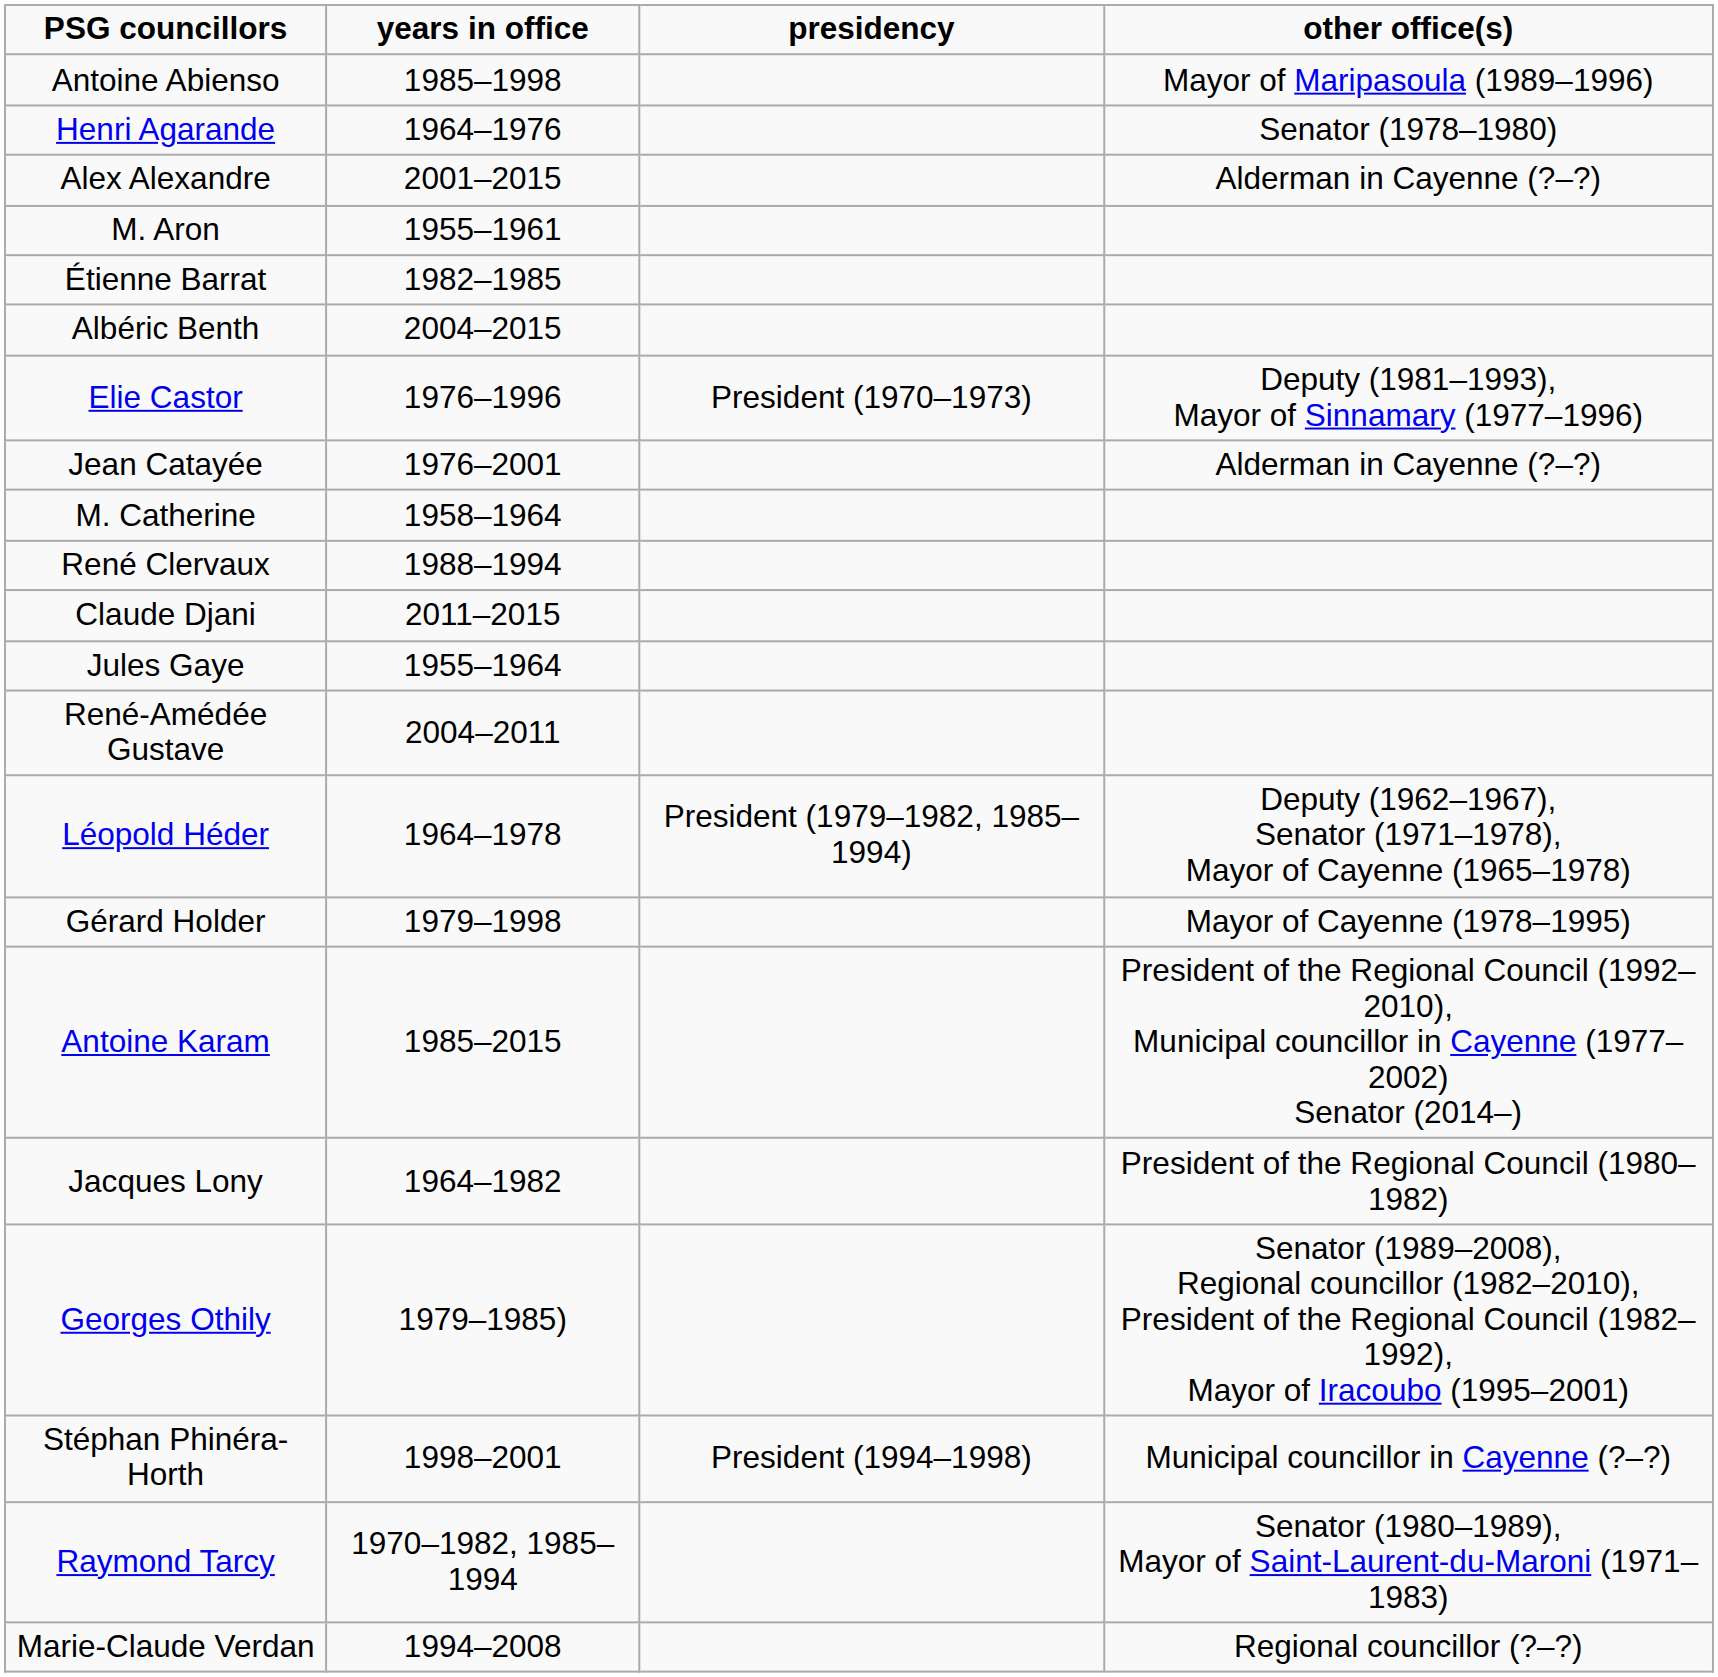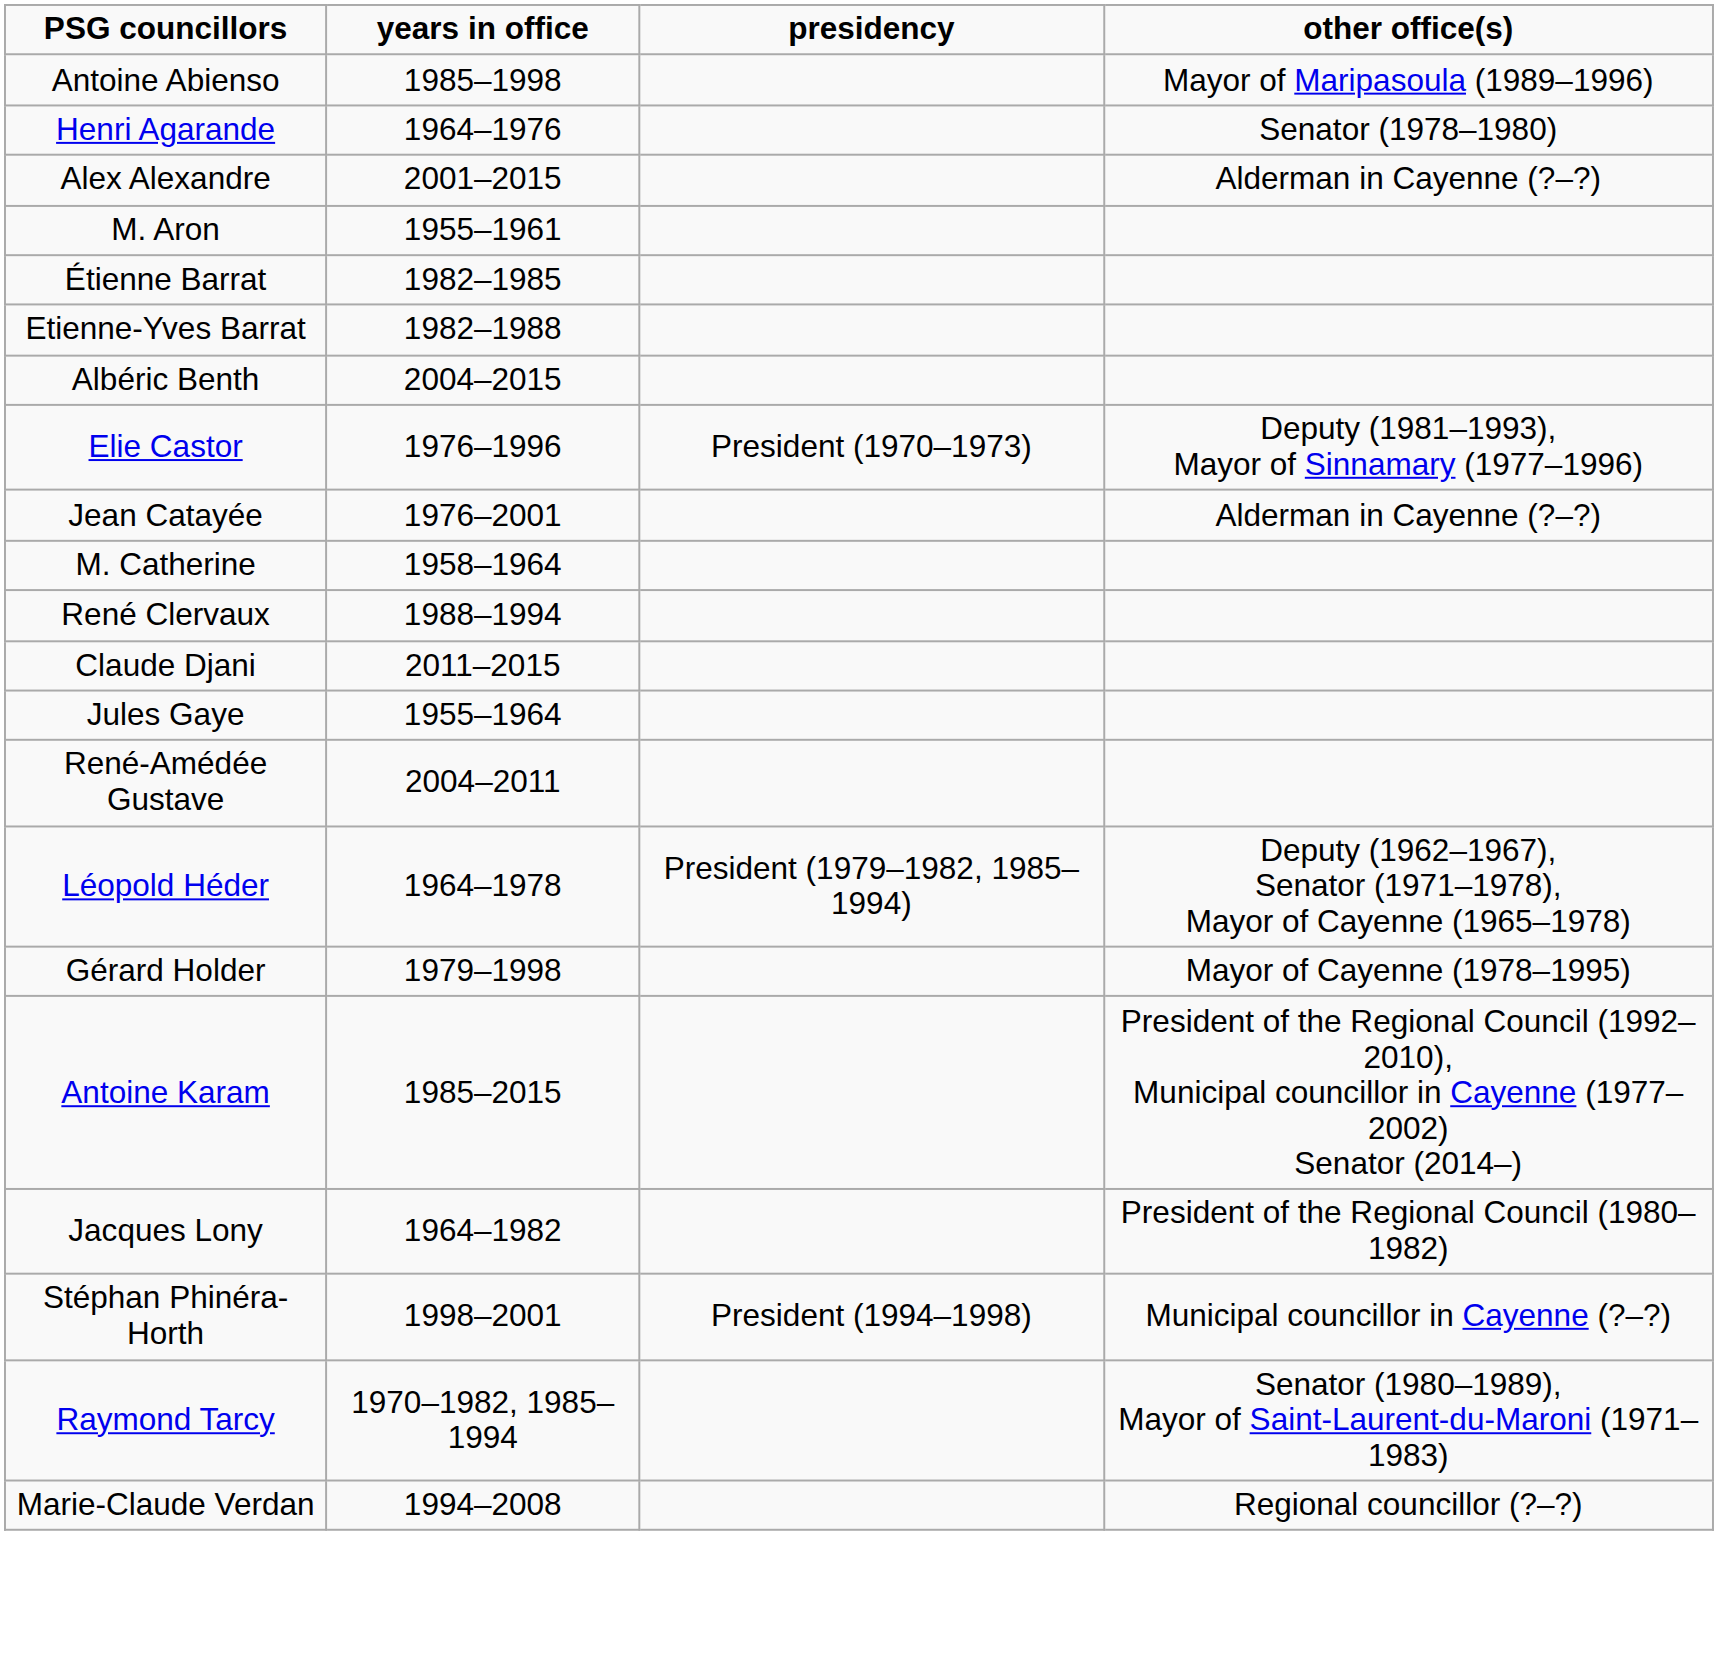+ row: (166, 329)
- row: (166, 1319)
